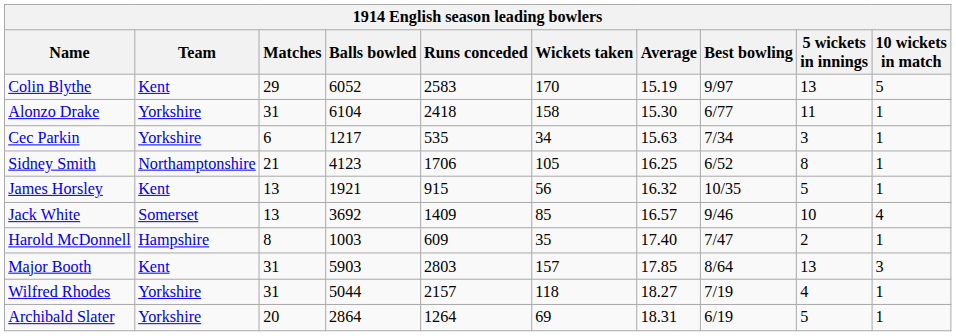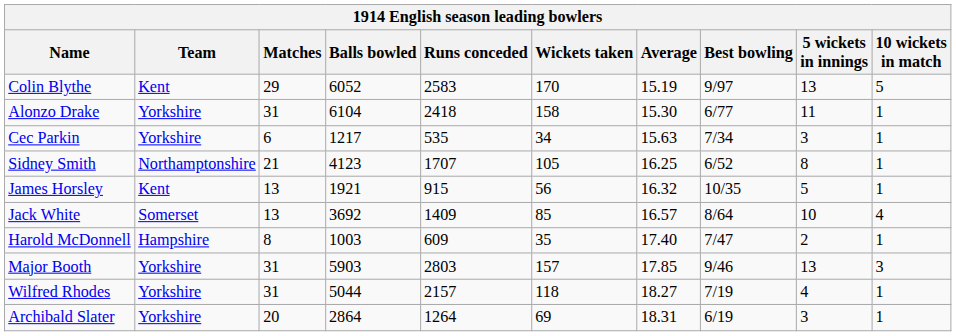(440, 163) 1706 -> (440, 163) 1707
(719, 214) 9/46 -> (719, 214) 8/64
(154, 266) Kent -> (170, 266) Yorkshire
(719, 266) 8/64 -> (719, 266) 9/46
(804, 317) 5 -> (804, 317) 3
